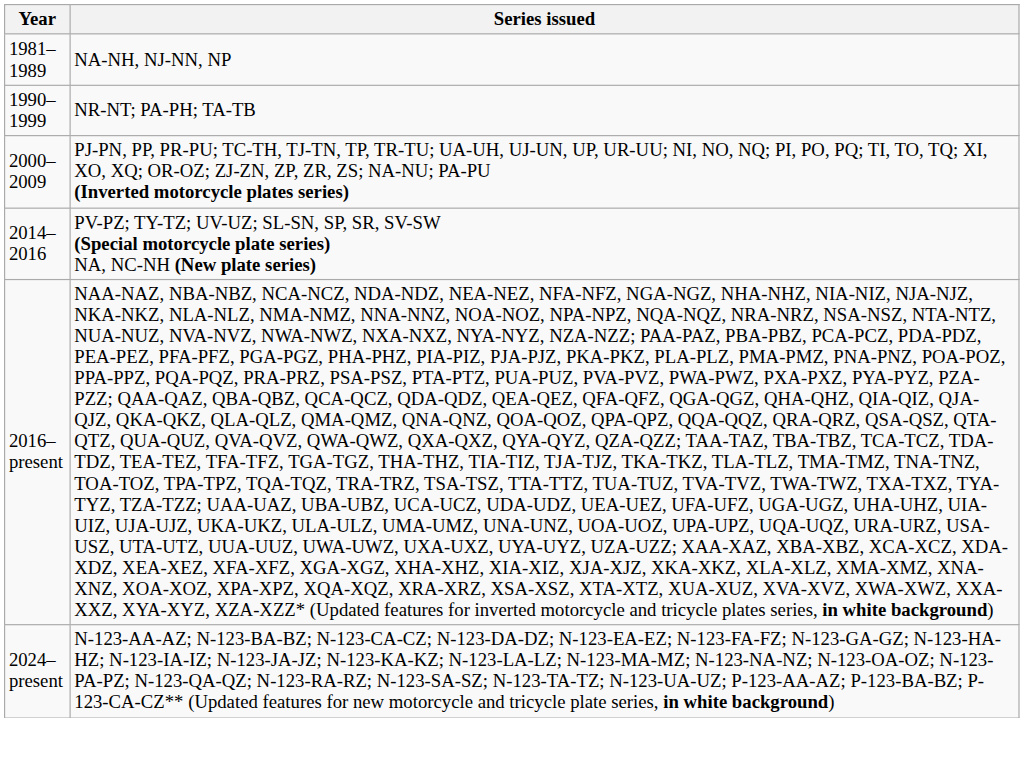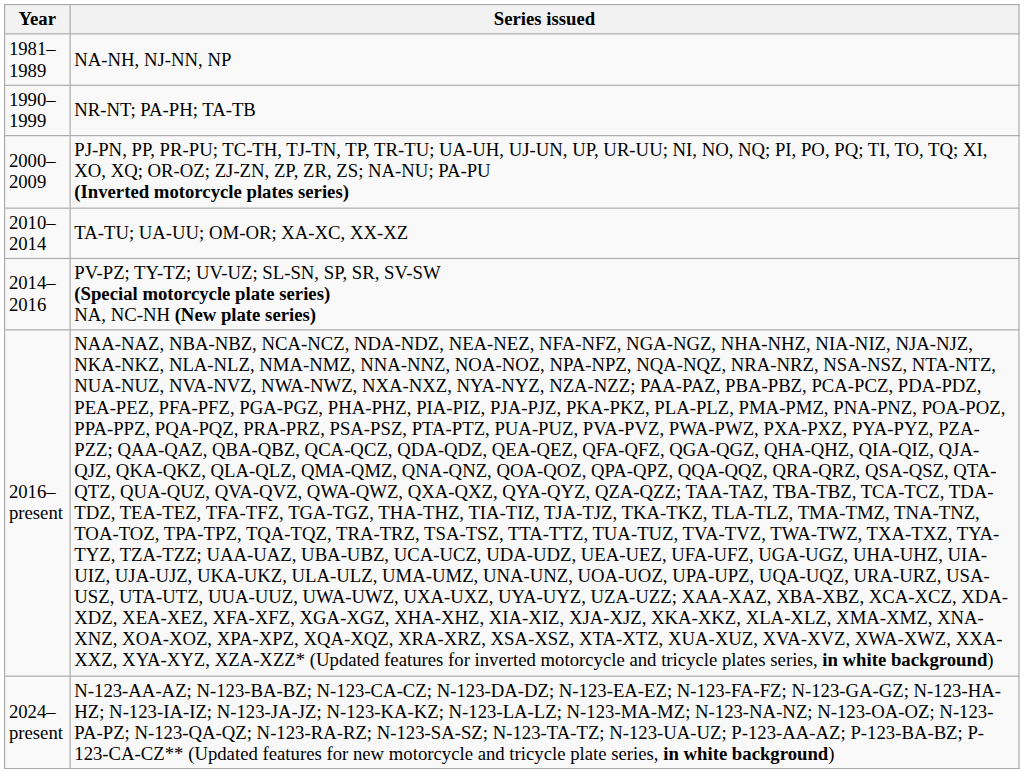+ row: (241, 232)
